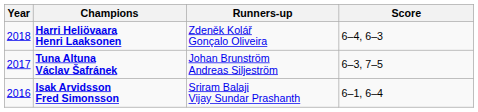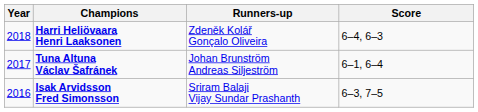(362, 65) 6–3, 7–5 -> (362, 65) 6–1, 6–4
(362, 93) 6–1, 6–4 -> (362, 93) 6–3, 7–5
